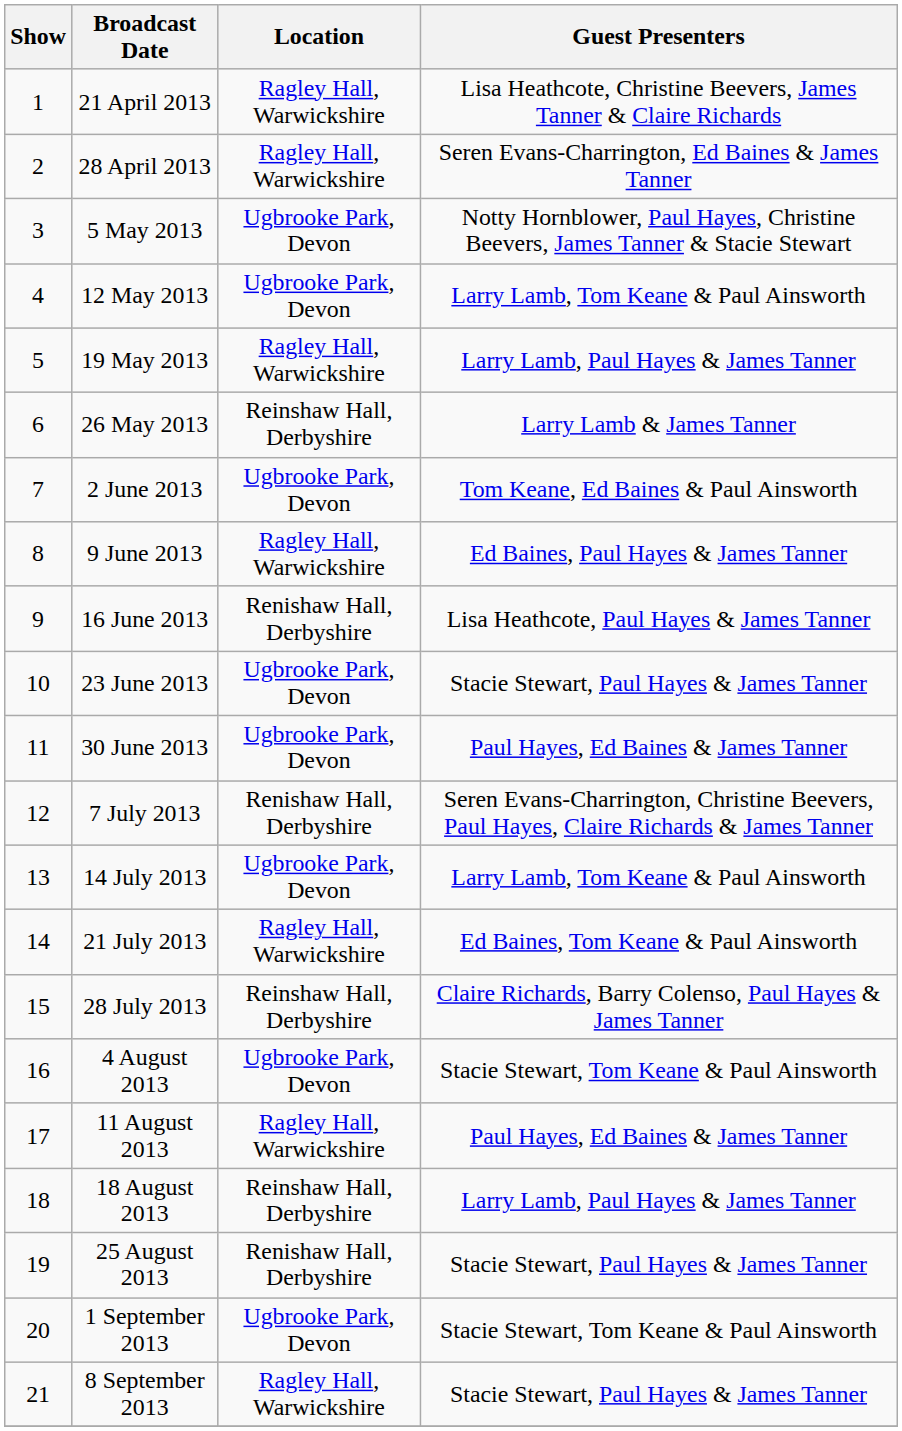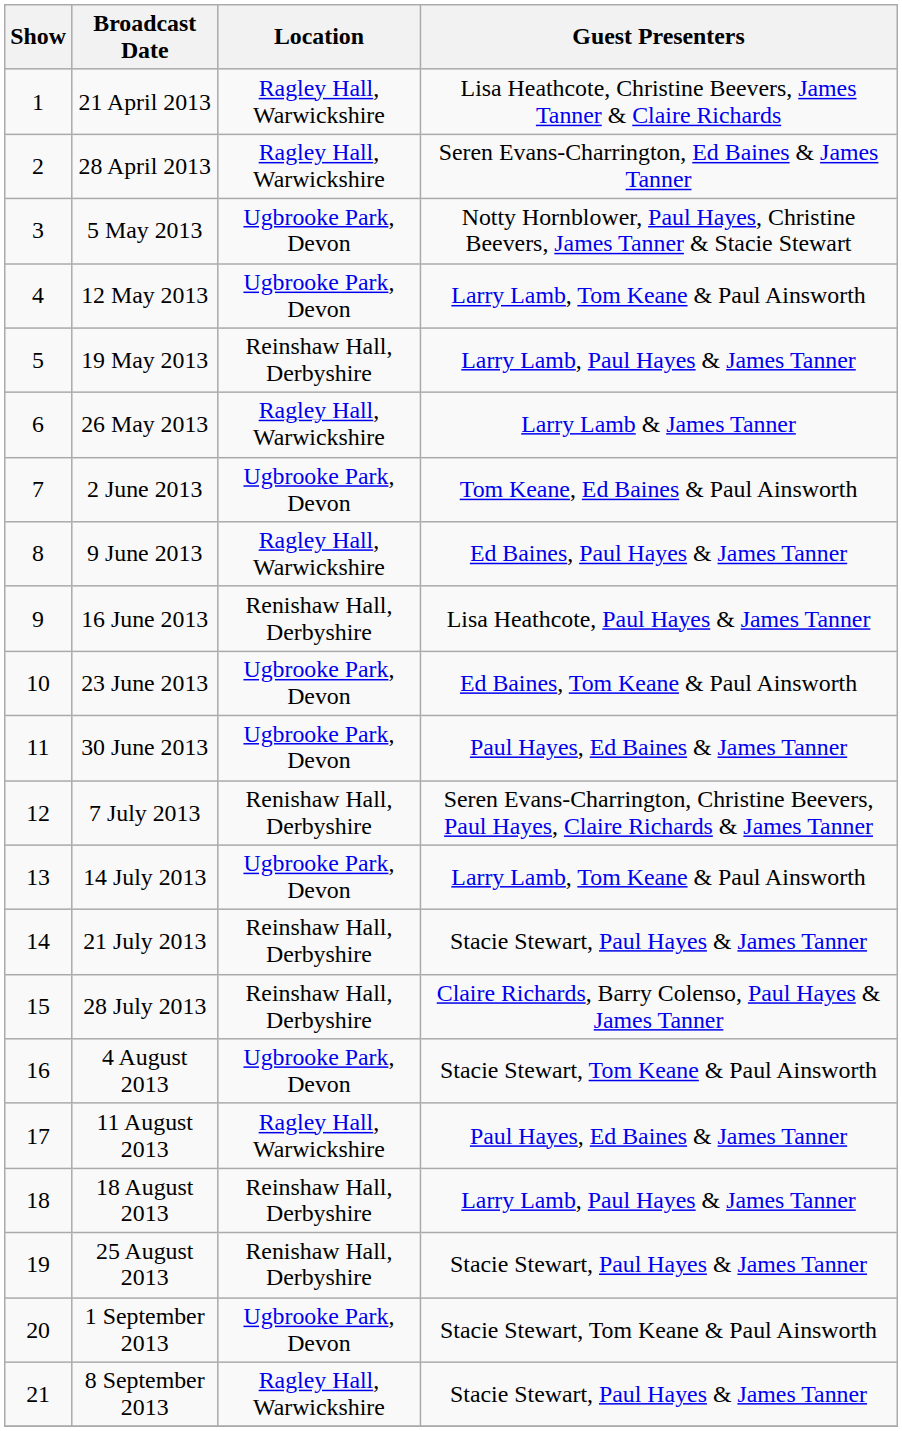(319, 359) Ragley Hall, Warwickshire -> (319, 359) Reinshaw Hall, Derbyshire
(319, 424) Reinshaw Hall, Derbyshire -> (319, 424) Ragley Hall, Warwickshire
(659, 683) Stacie Stewart, Paul Hayes & James Tanner -> (659, 683) Ed Baines, Tom Keane & Paul Ainsworth
(319, 941) Ragley Hall, Warwickshire -> (319, 941) Reinshaw Hall, Derbyshire
(659, 941) Ed Baines, Tom Keane & Paul Ainsworth -> (659, 941) Stacie Stewart, Paul Hayes & James Tanner
